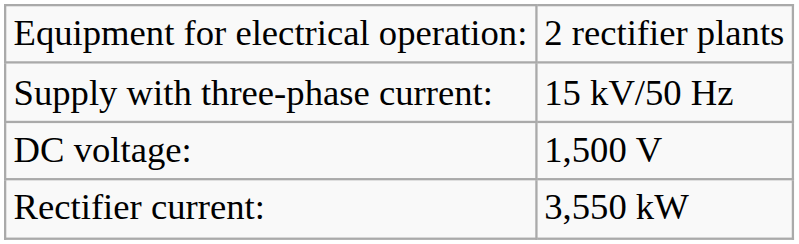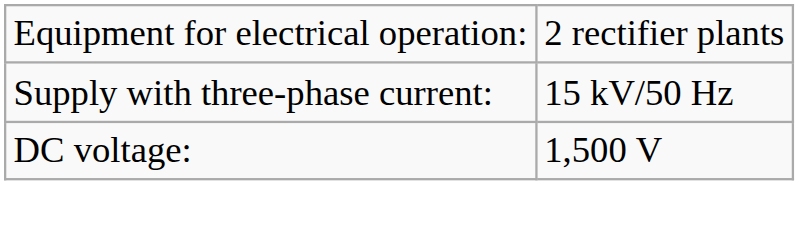- row: (139, 207)
